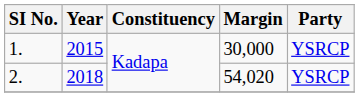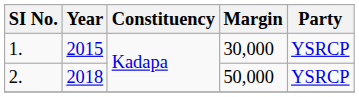(249, 77) 54,020 -> (249, 77) 50,000
